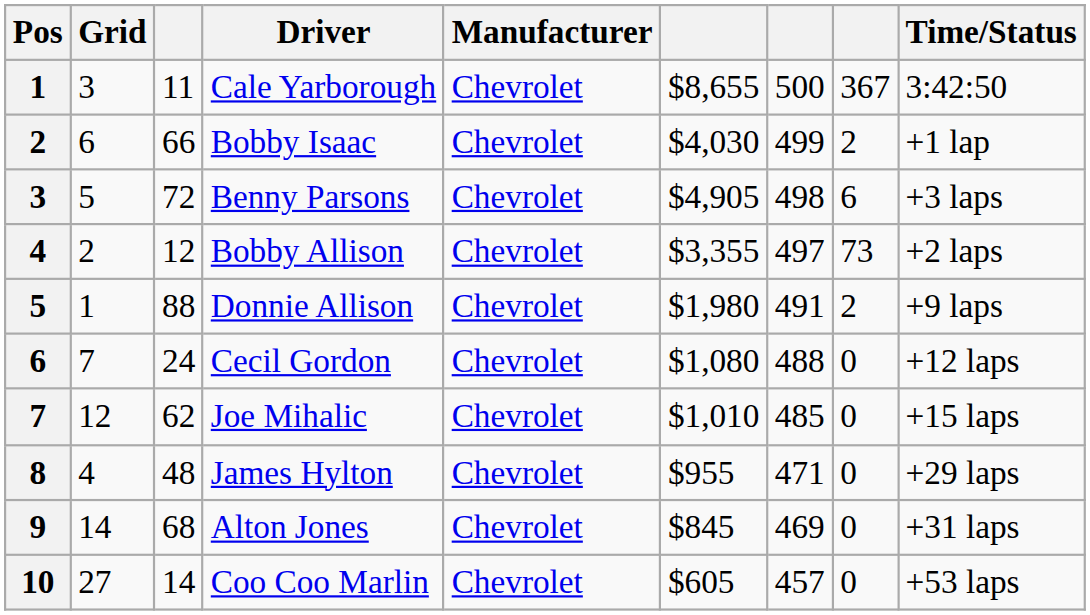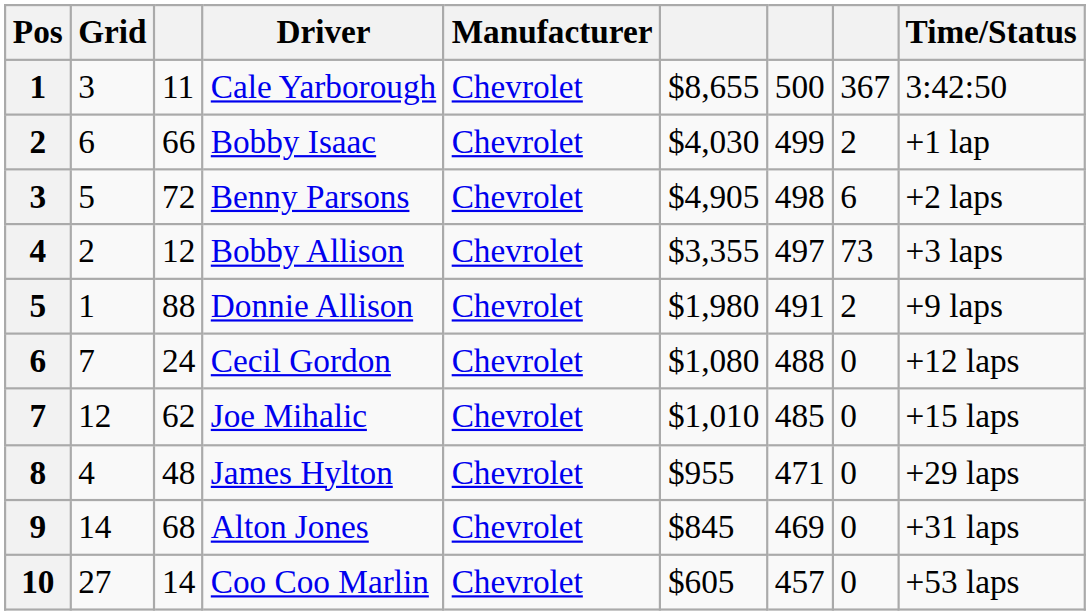(954, 196) +3 laps -> (954, 196) +2 laps
(954, 251) +2 laps -> (954, 251) +3 laps
